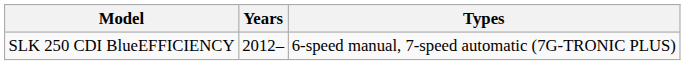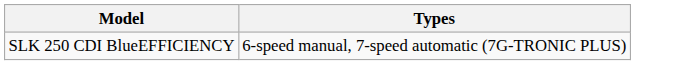- column: (263, 18)
